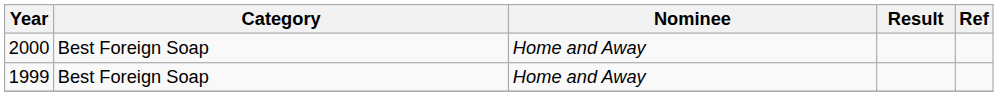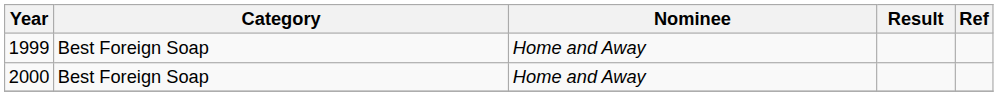rows swapped: (29, 76) <-> (29, 47)
